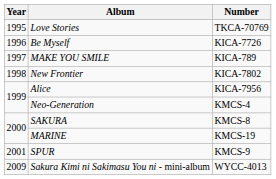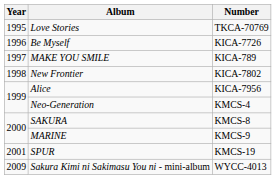(235, 136) KMCS-19 -> (232, 136) KMCS-9
(232, 151) KMCS-9 -> (235, 151) KMCS-19
